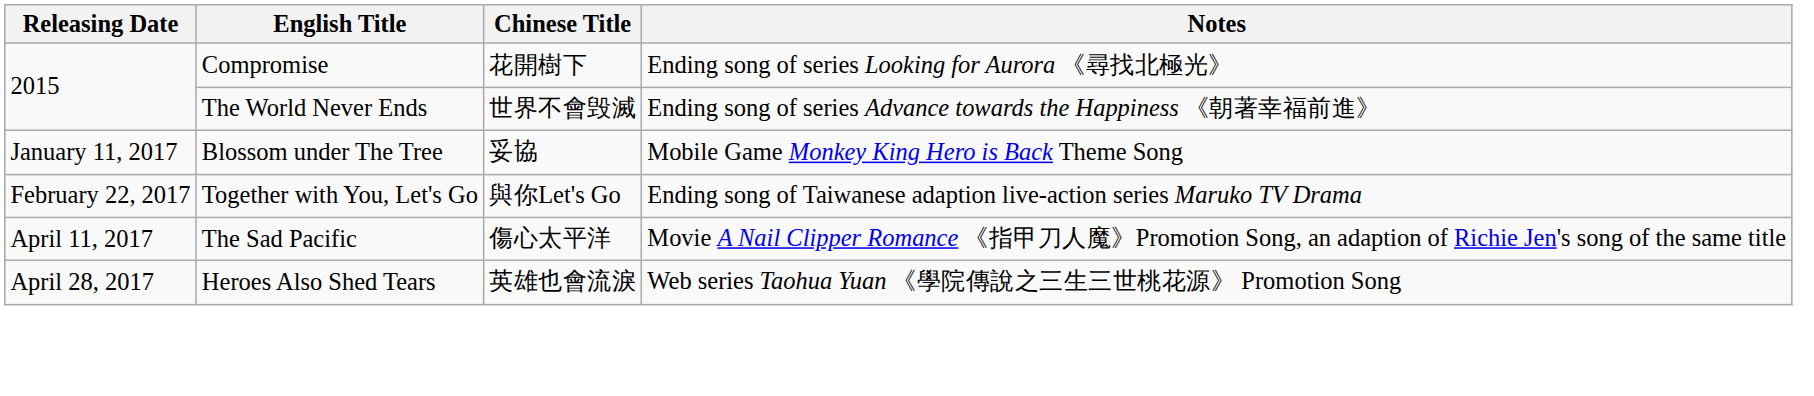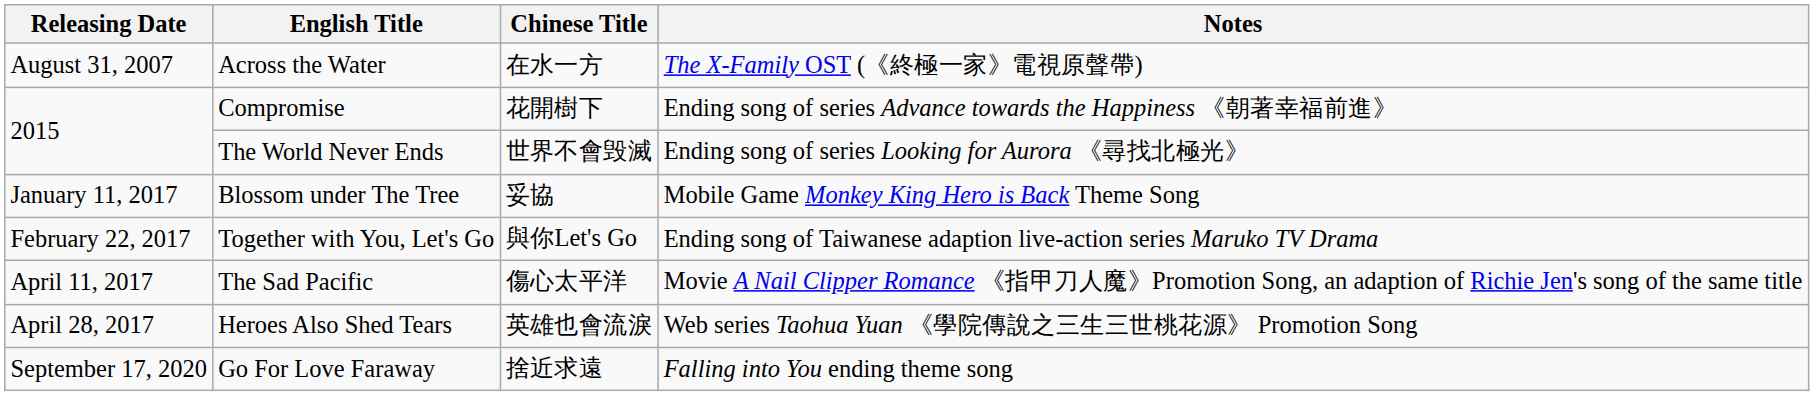+ row: (302, 65)
(940, 64) Ending song of series Looking for Aurora 《尋找北極光》 -> (1030, 107) Ending song of series Advance towards the Happiness 《朝著幸福前進》
(1014, 107) Ending song of series Advance towards the Happiness 《朝著幸福前進》 -> (956, 151) Ending song of series Looking for Aurora 《尋找北極光》
+ row: (327, 368)
